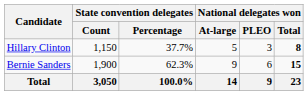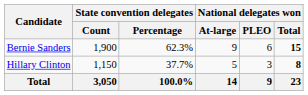rows swapped: (39, 65) <-> (39, 47)
